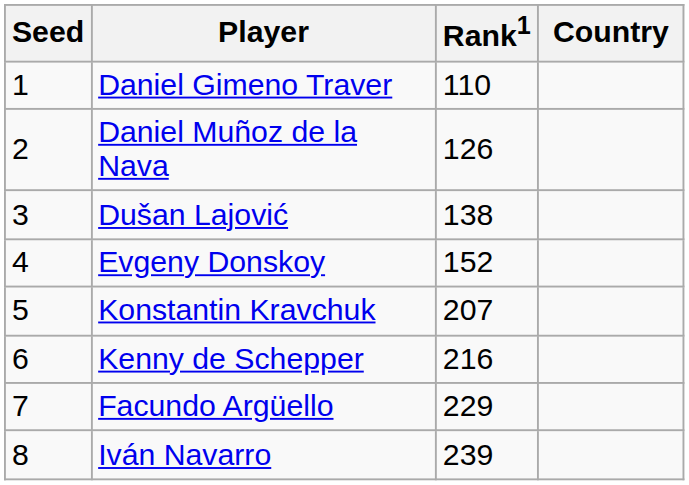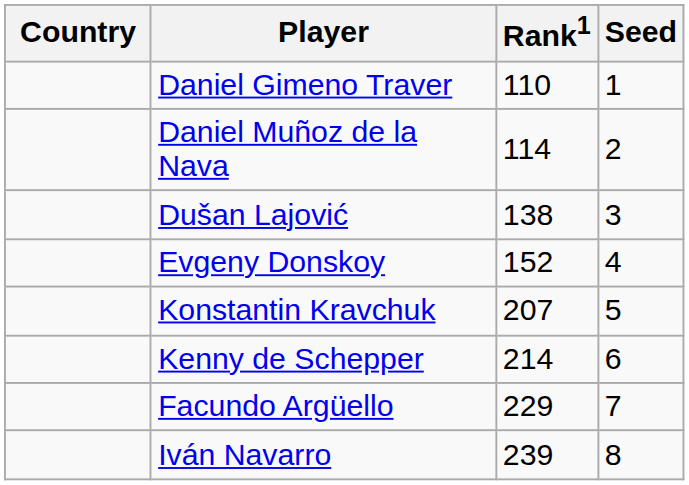columns swapped: (611, 32) <-> (48, 32)
(468, 149) 126 -> (527, 149) 114
(468, 358) 216 -> (528, 358) 214
